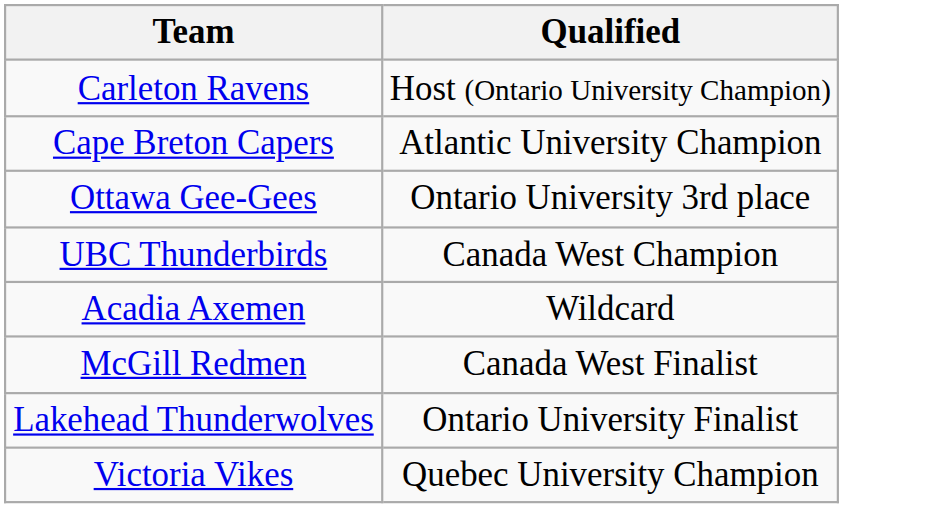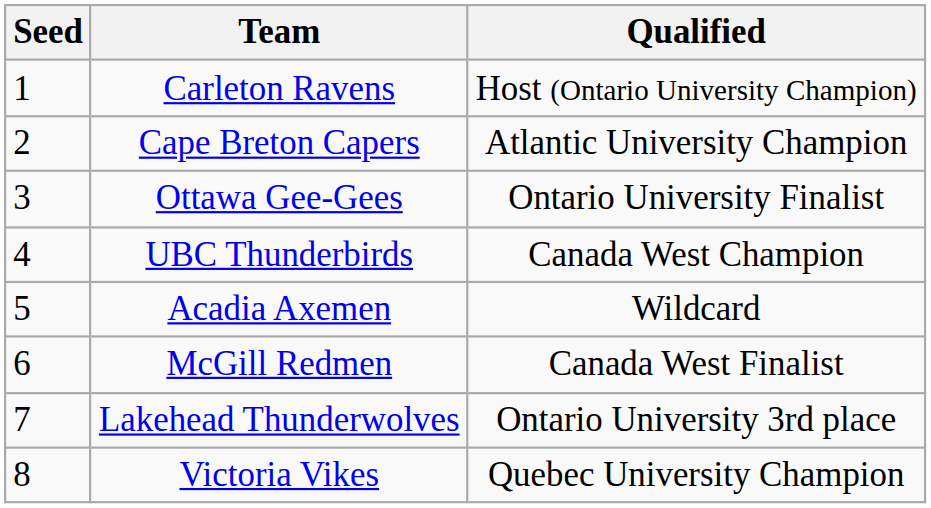+ column: (48, 32)
(610, 198) Ontario University 3rd place -> (696, 198) Ontario University Finalist
(610, 419) Ontario University Finalist -> (696, 419) Ontario University 3rd place
